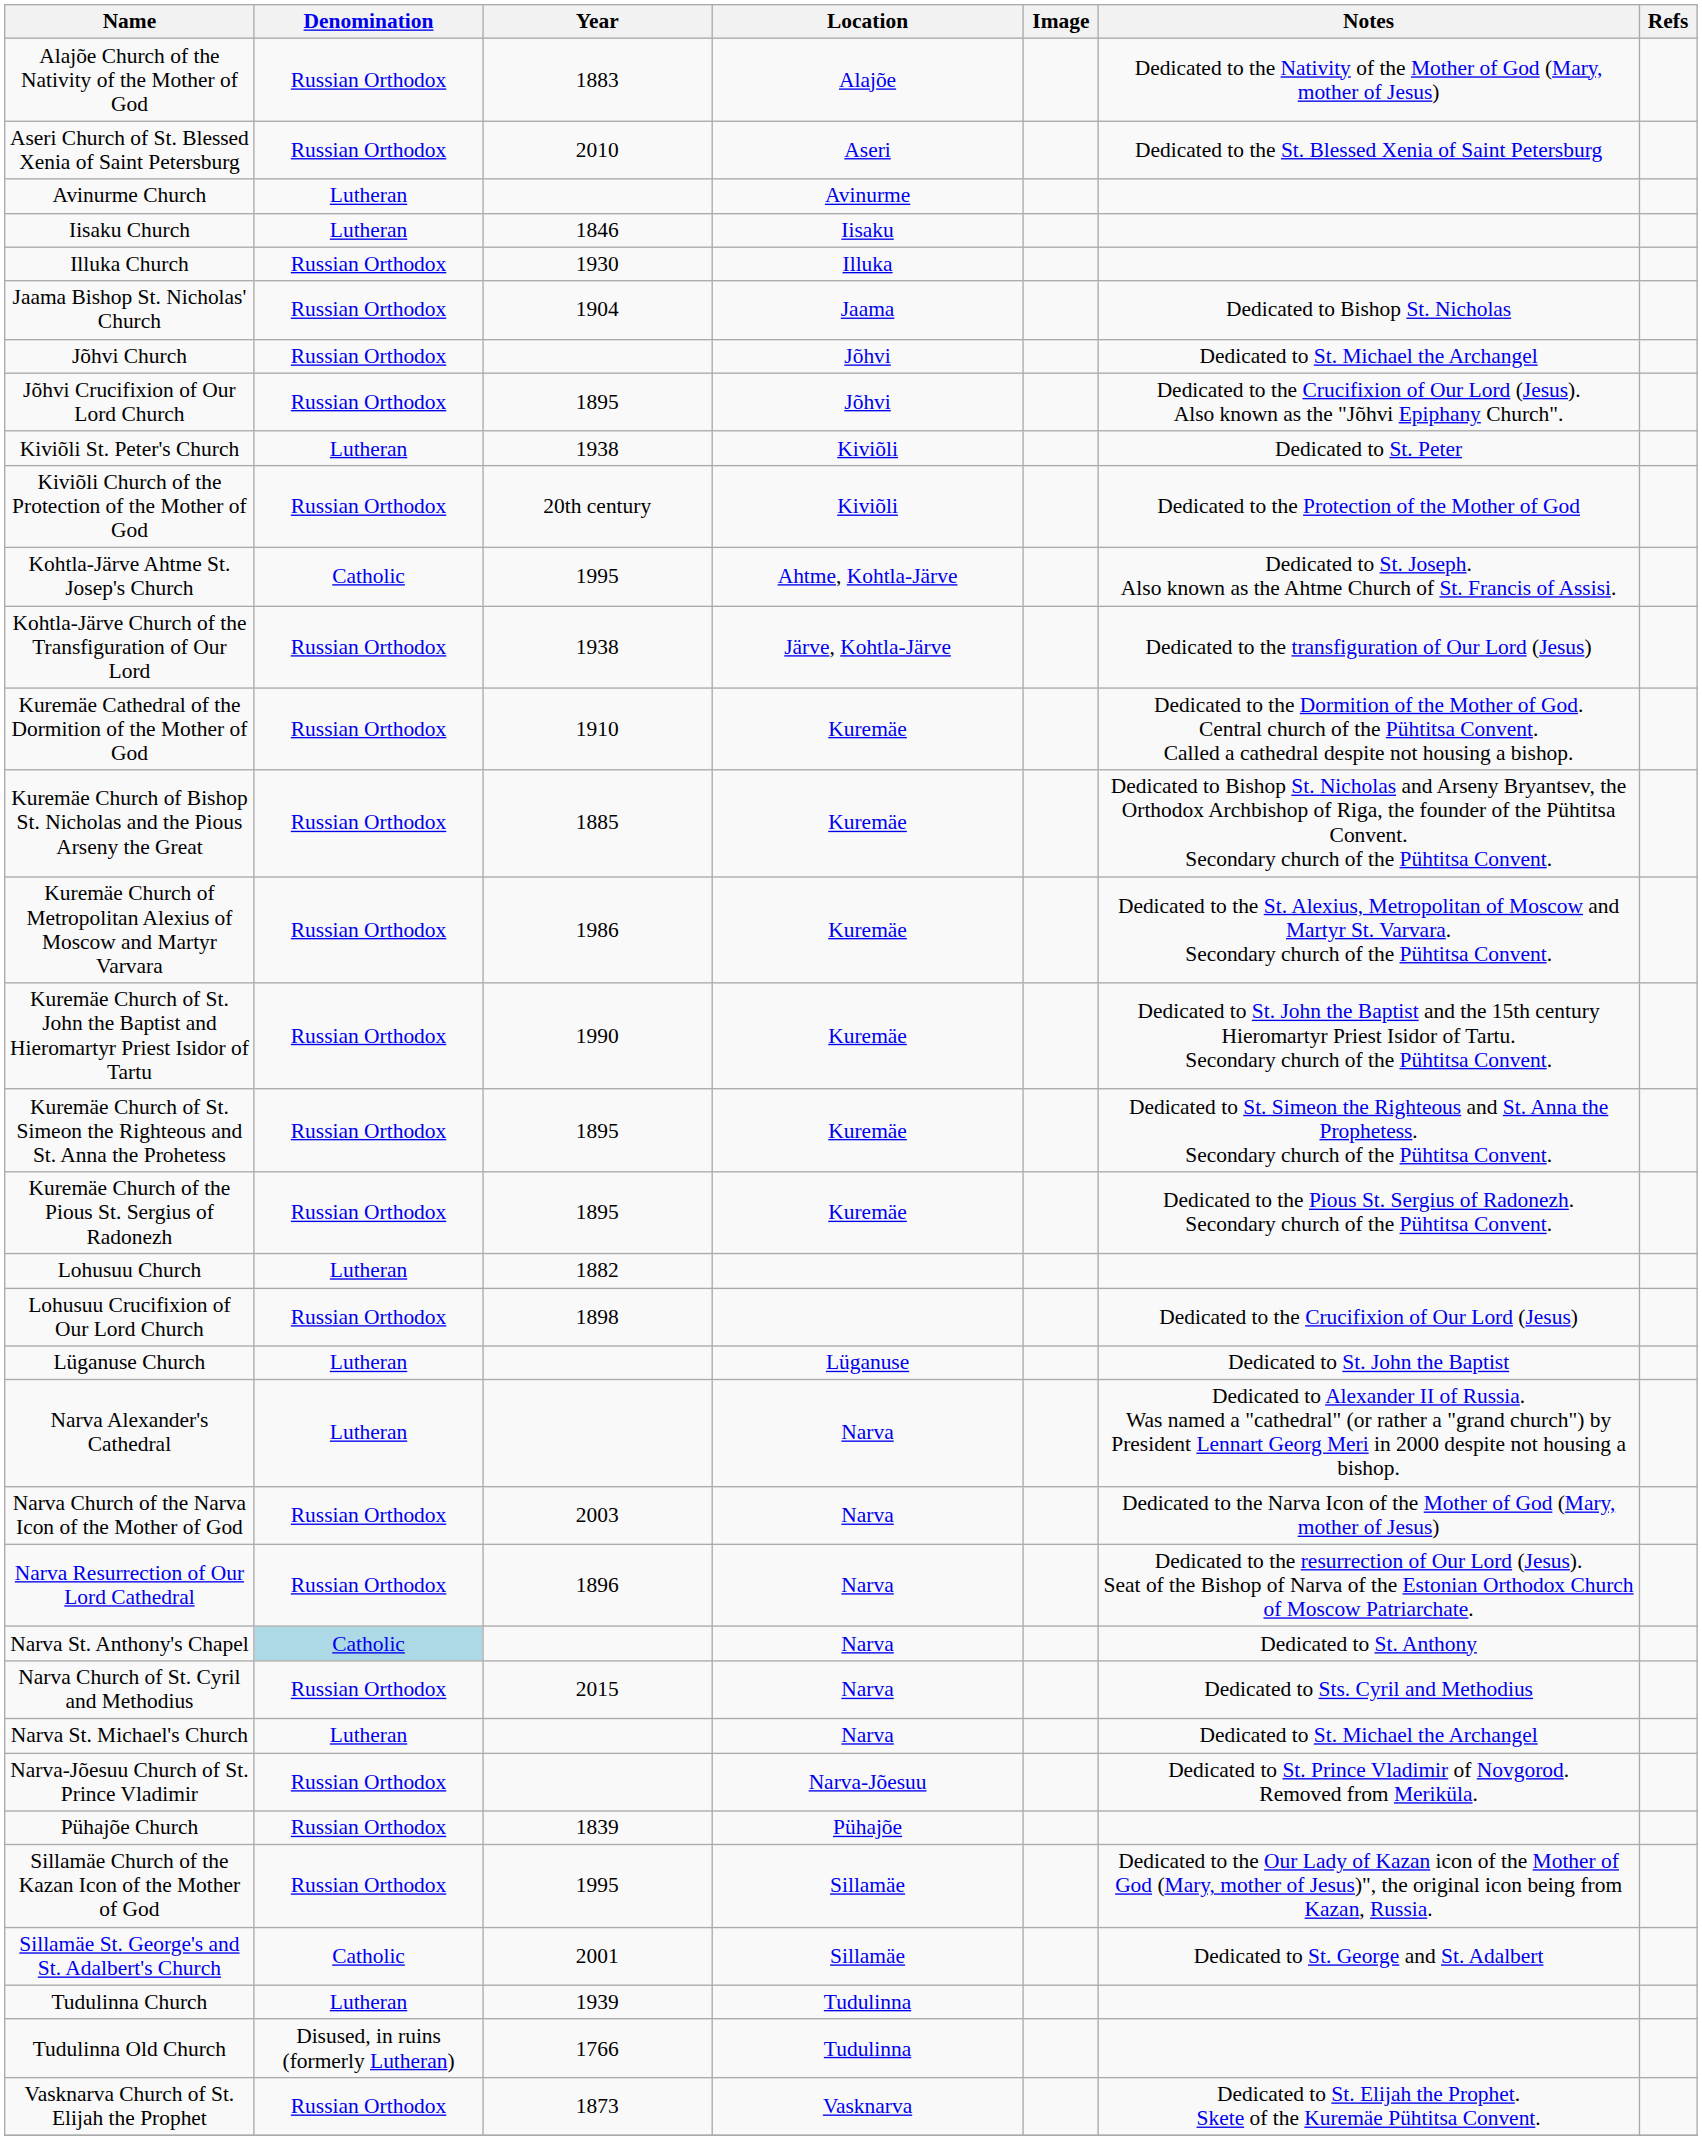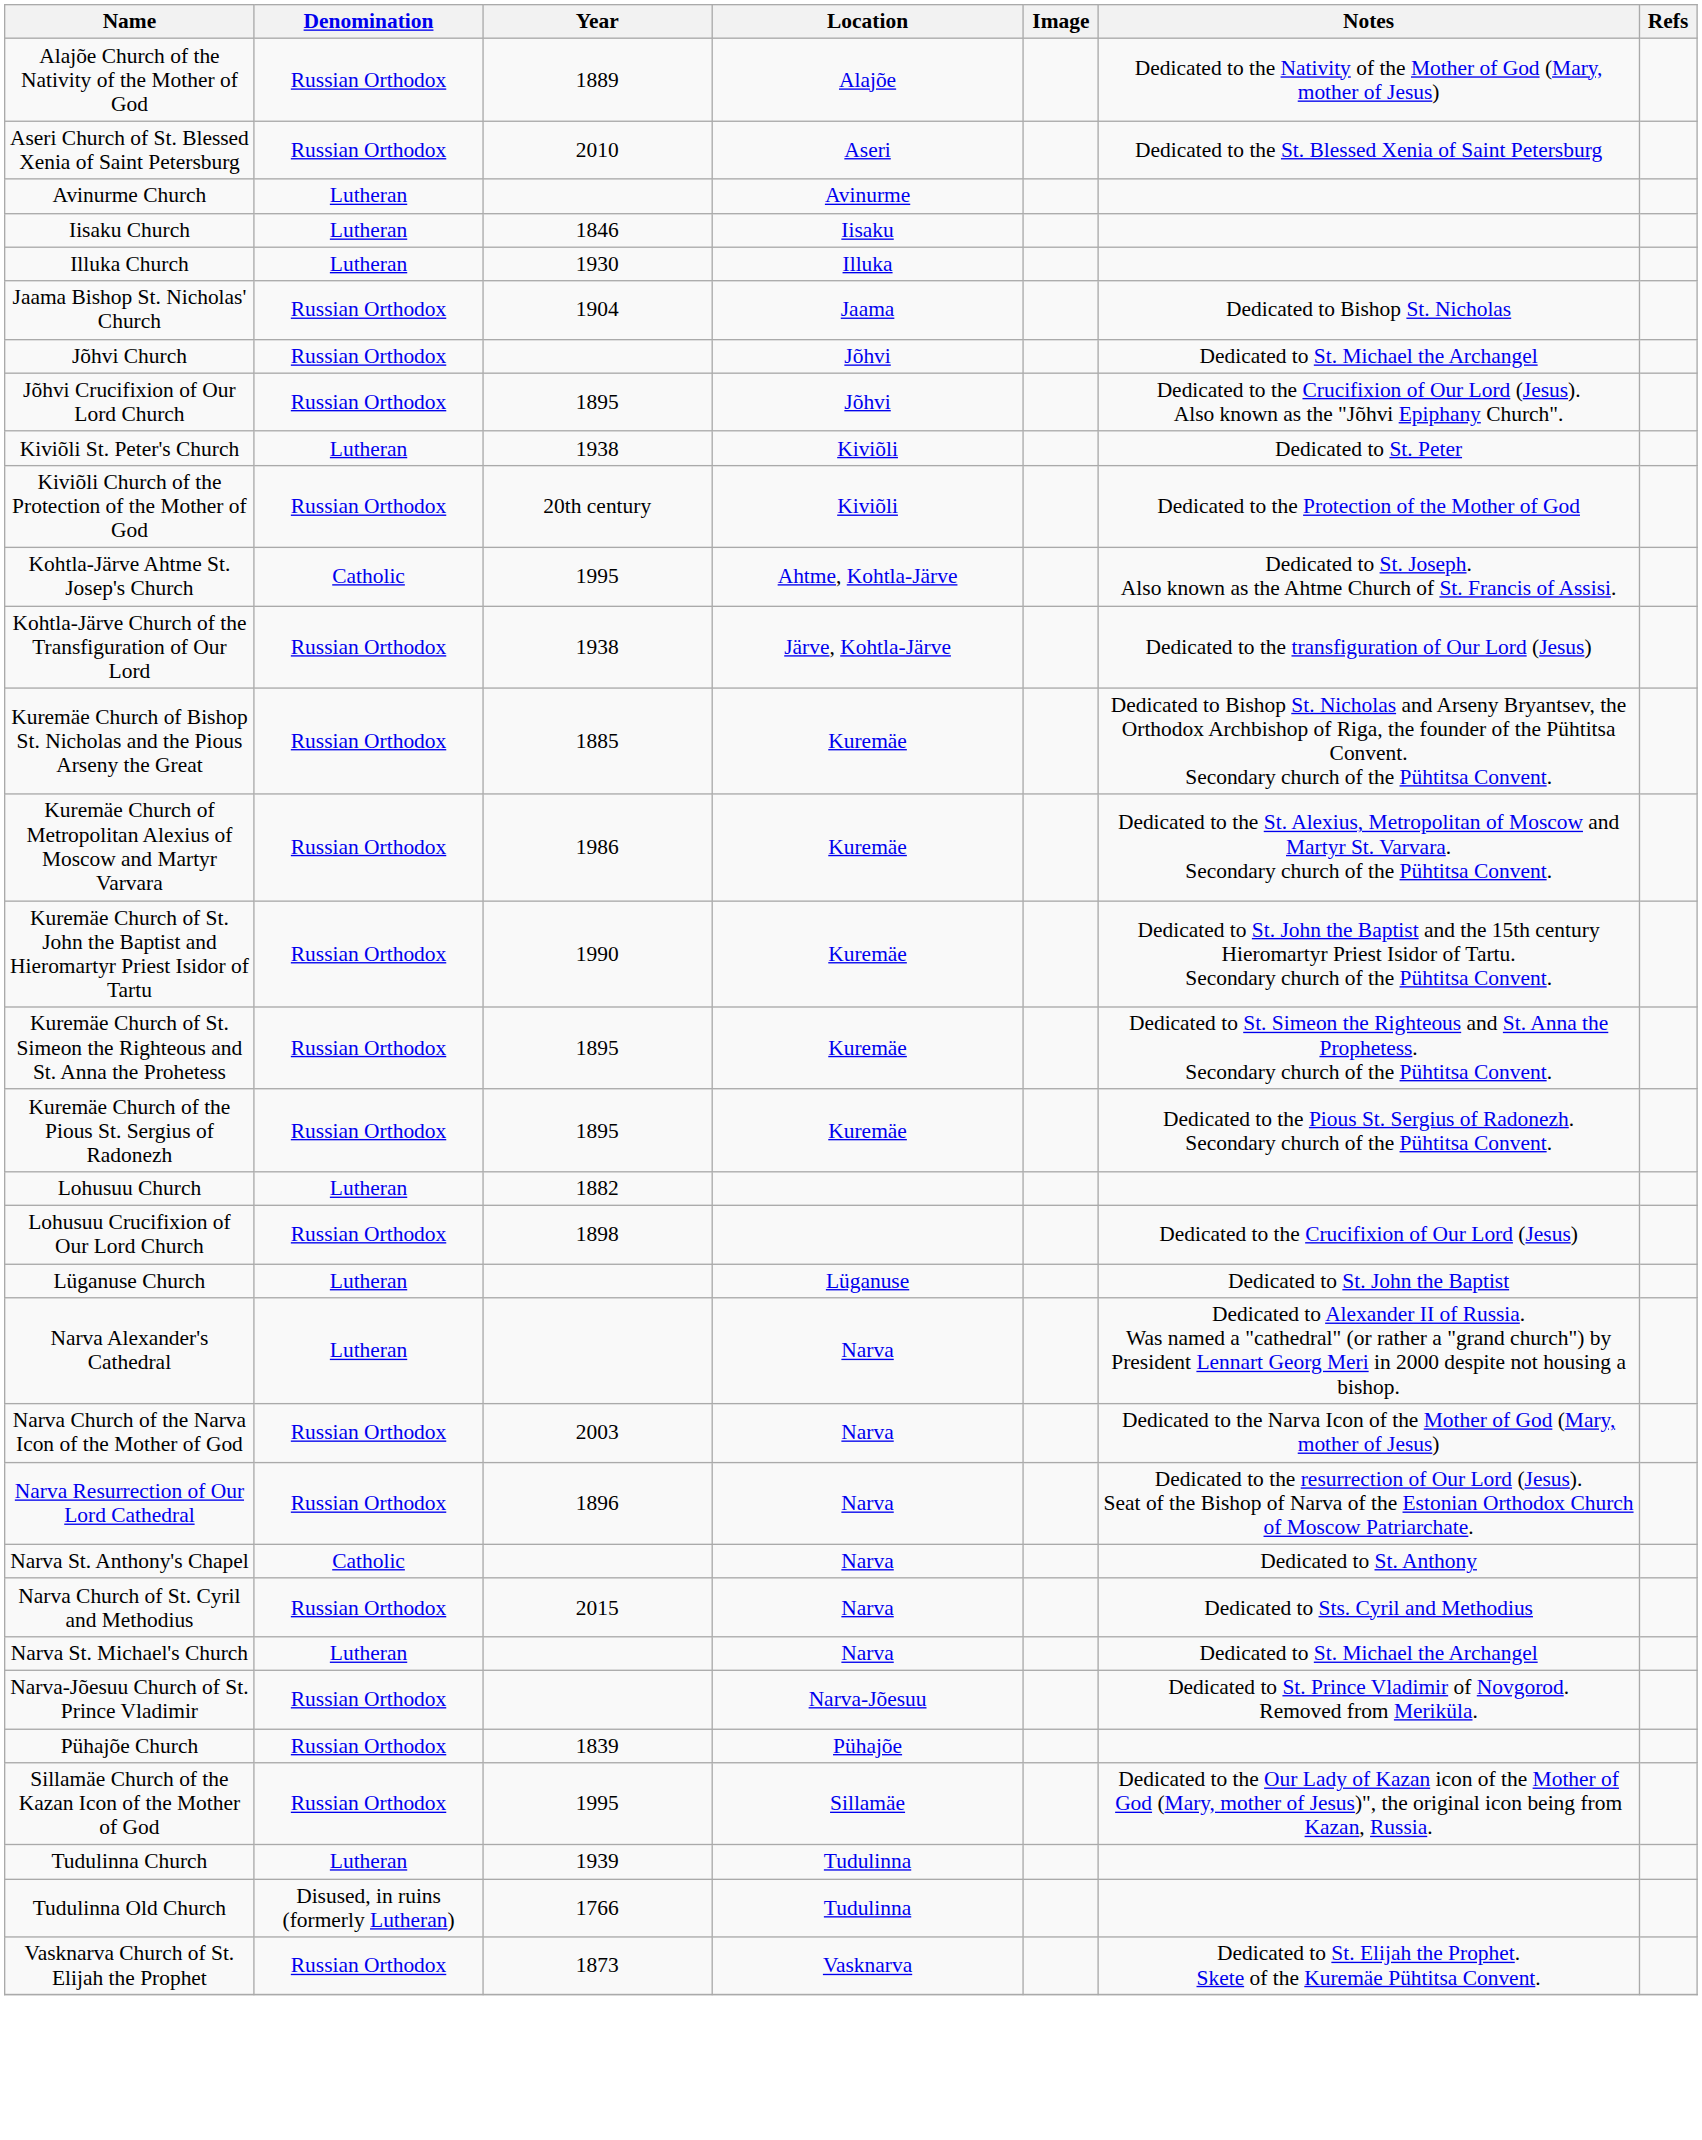(597, 79) 1883 -> (597, 79) 1889
(369, 263) Russian Orthodox -> (369, 263) Lutheran
- row: (129, 728)
(369, 1643) lightblue background -> (369, 1561) no background
- row: (129, 1955)
